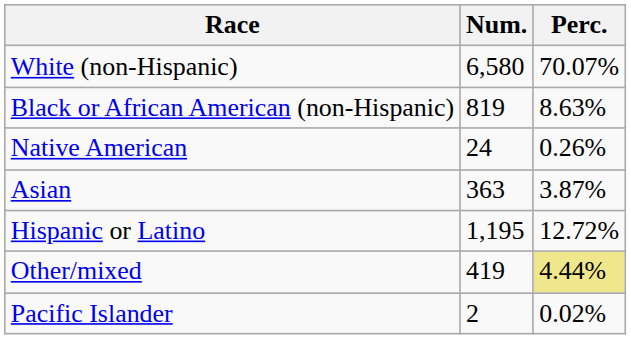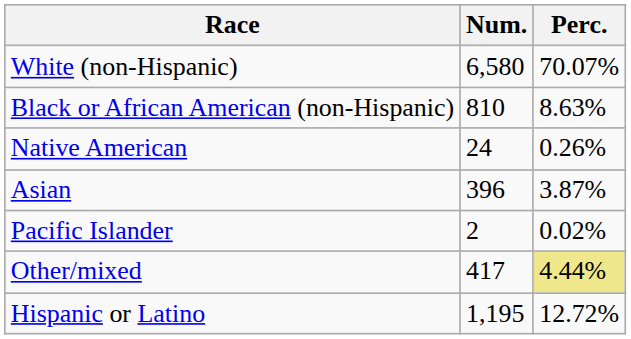(486, 107) 819 -> (486, 107) 810
(486, 189) 363 -> (486, 189) 396
rows swapped: (92, 312) <-> (108, 230)
(486, 271) 419 -> (486, 271) 417
